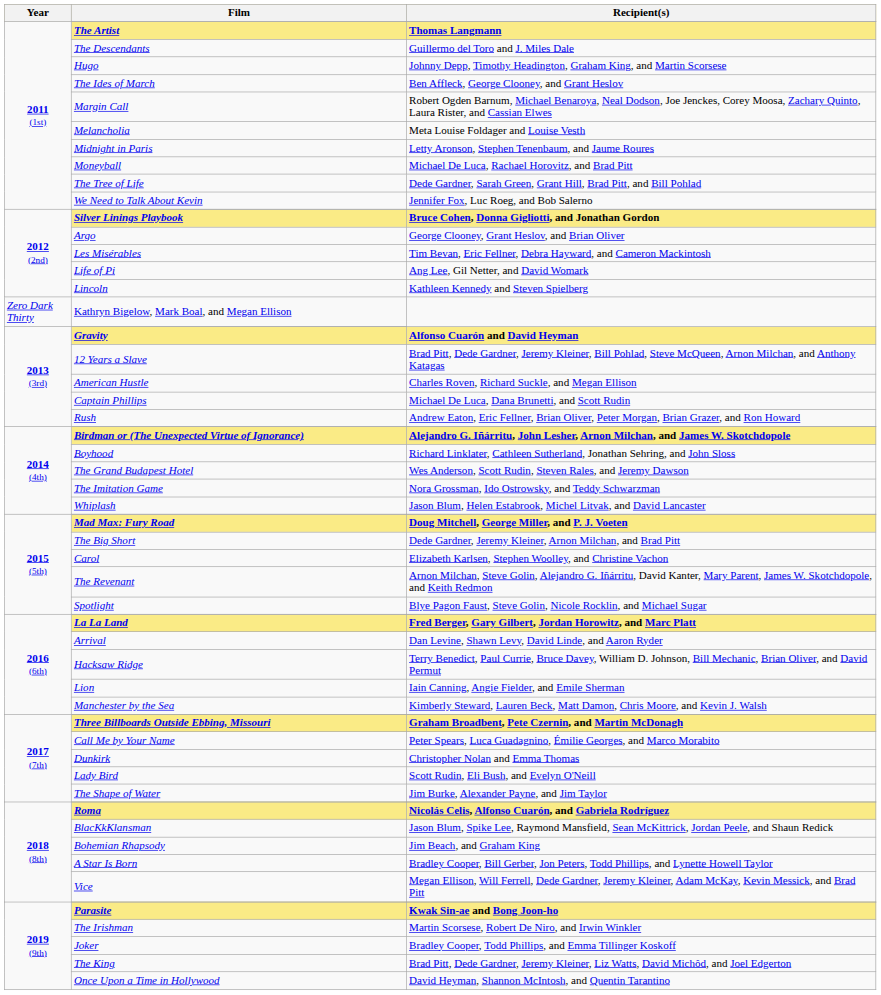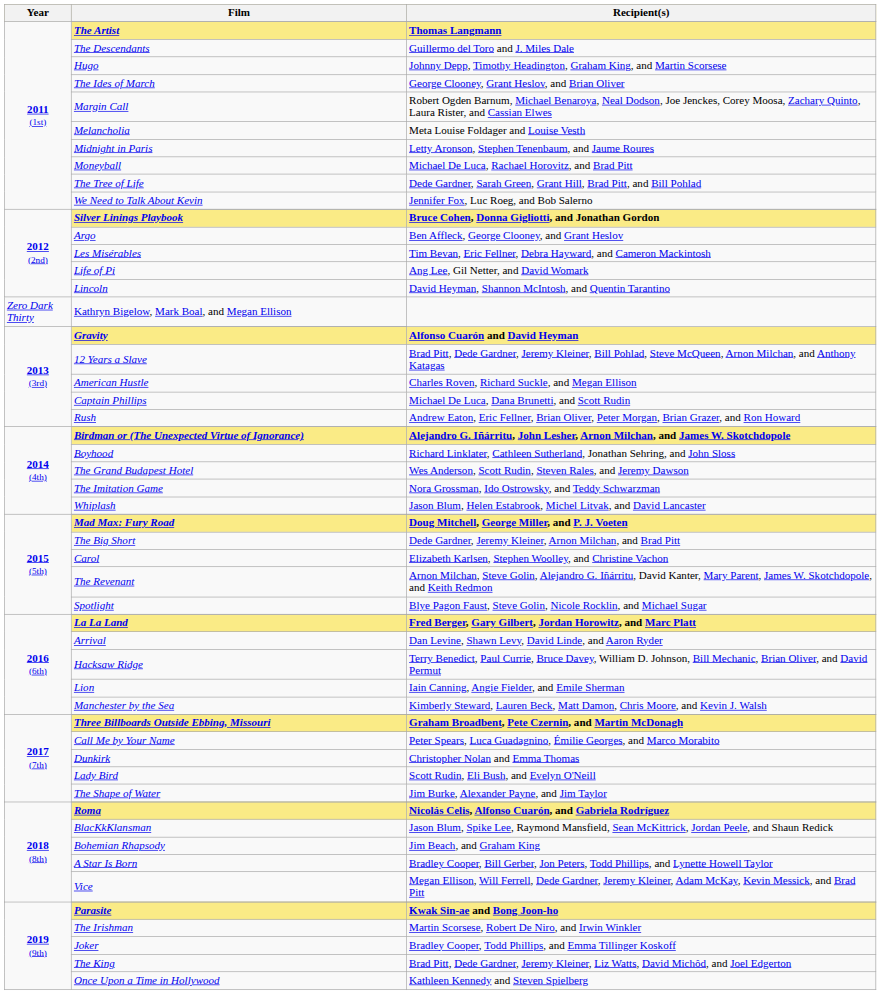(516, 83) Ben Affleck, George Clooney, and Grant Heslov -> (517, 83) George Clooney, Grant Heslov, and Brian Oliver
(517, 235) George Clooney, Grant Heslov, and Brian Oliver -> (516, 235) Ben Affleck, George Clooney, and Grant Heslov
(499, 288) Kathleen Kennedy and Steven Spielberg -> (540, 288) David Heyman, Shannon McIntosh, and Quentin Tarantino
(540, 980) David Heyman, Shannon McIntosh, and Quentin Tarantino -> (499, 980) Kathleen Kennedy and Steven Spielberg
